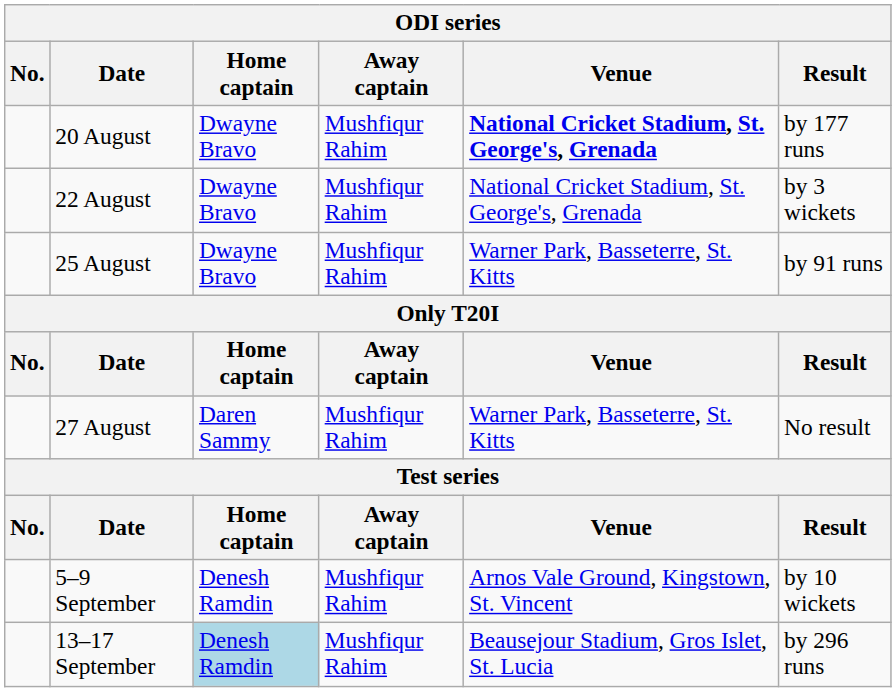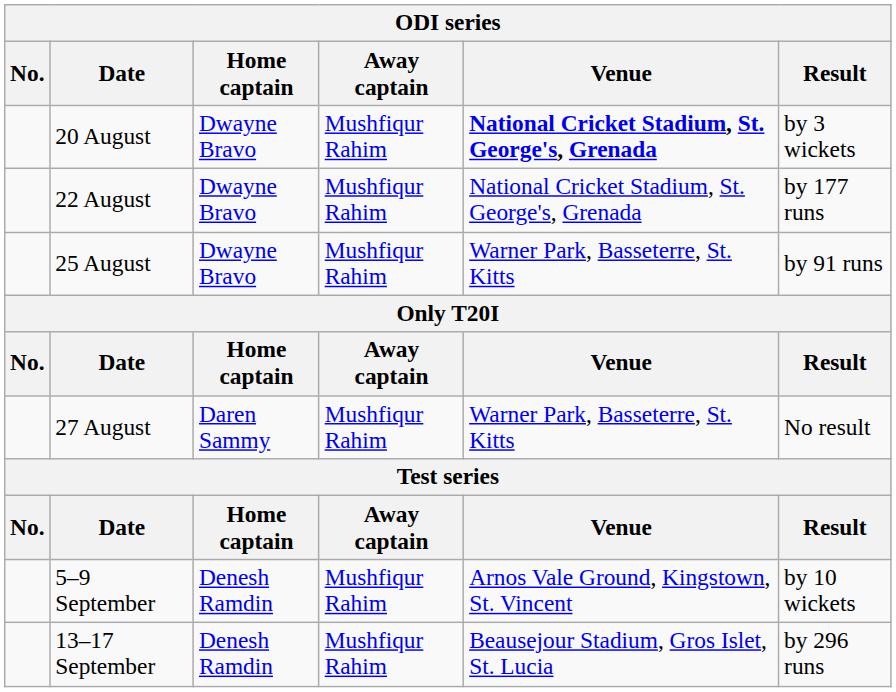(816, 136) by 177 runs -> (820, 136) by 3 wickets
(820, 199) by 3 wickets -> (816, 199) by 177 runs
(236, 653) lightblue background -> (236, 653) no background
